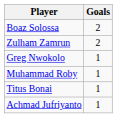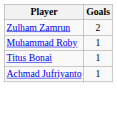- row: (33, 27)
- row: (36, 58)
